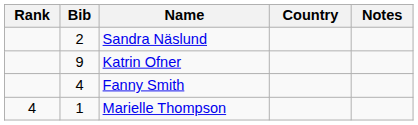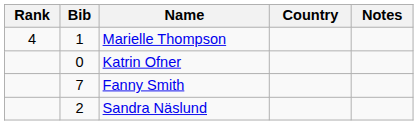rows swapped: (155, 39) <-> (164, 108)
(80, 62) 9 -> (80, 62) 0
(80, 85) 4 -> (80, 85) 7
